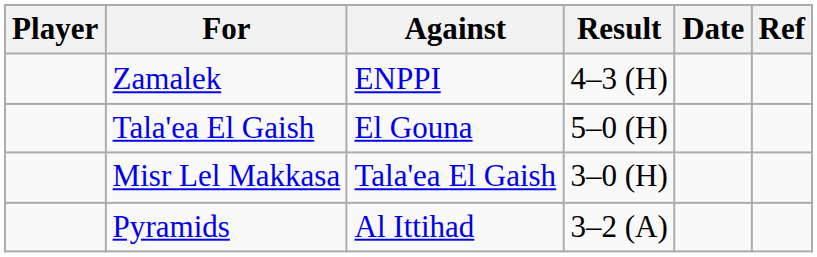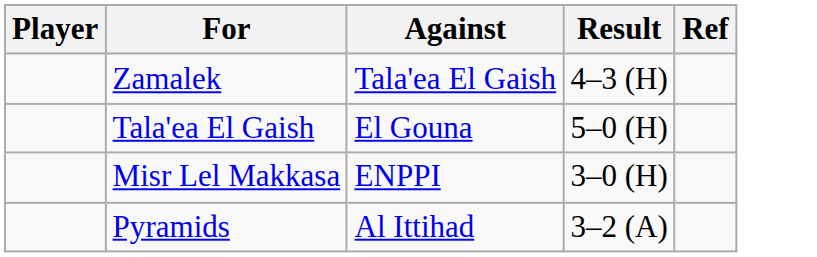- column: (713, 29)
(398, 78) ENPPI -> (455, 78) Tala'ea El Gaish
(455, 176) Tala'ea El Gaish -> (398, 176) ENPPI
